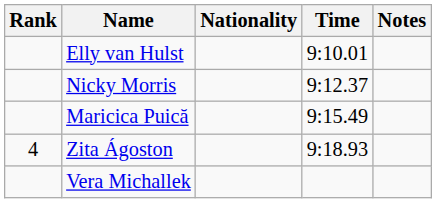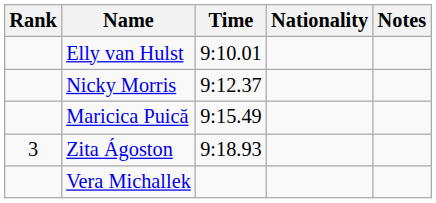columns swapped: (249, 20) <-> (337, 20)
(33, 149) 4 -> (33, 149) 3
